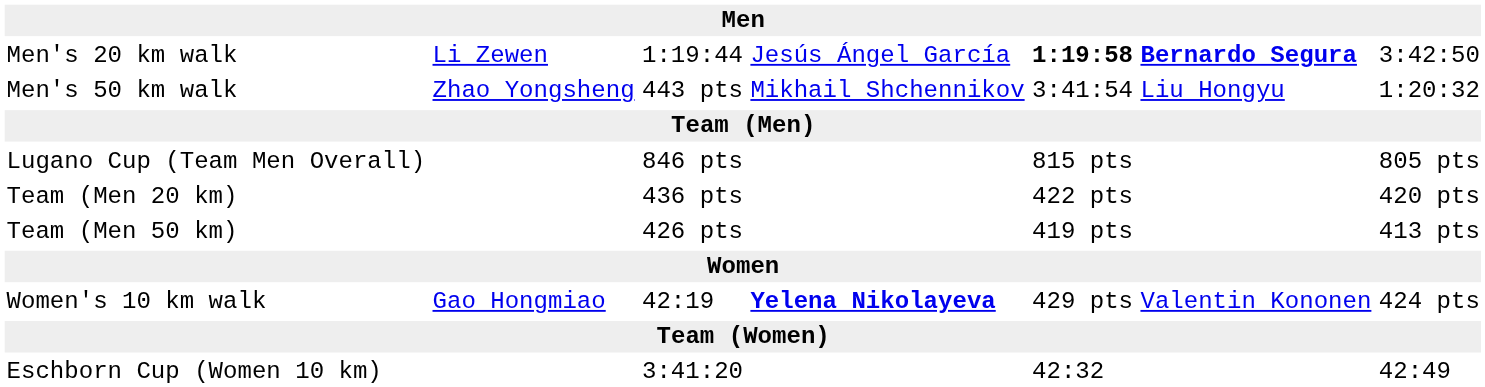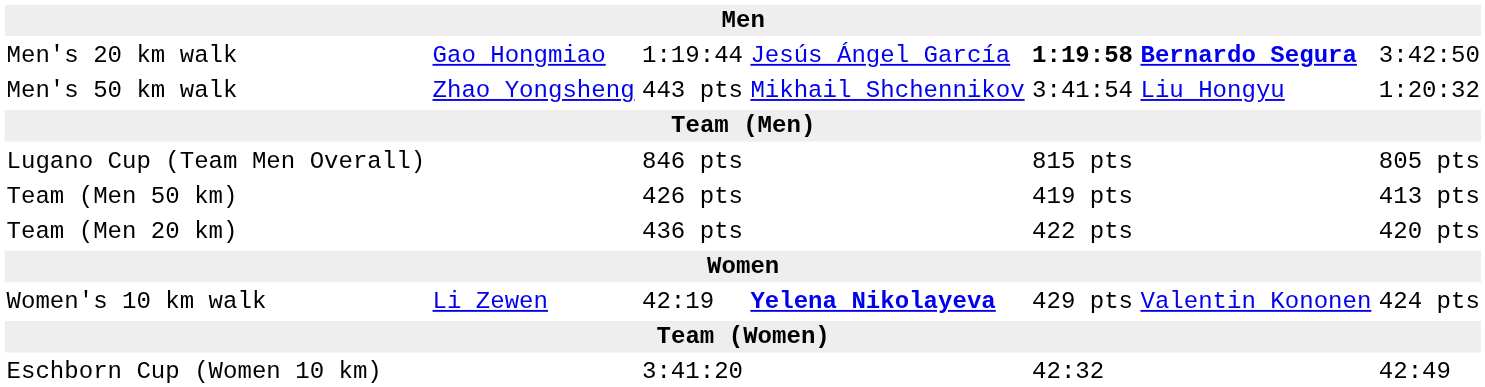(490, 56) Li Zewen -> (519, 56) Gao Hongmiao
rows swapped: (122, 196) <-> (122, 231)
(519, 302) Gao Hongmiao -> (490, 302) Li Zewen
